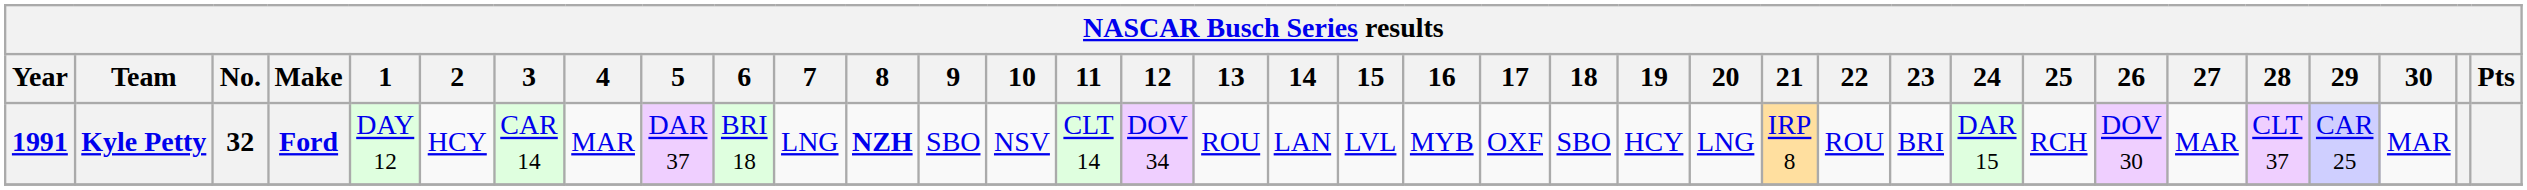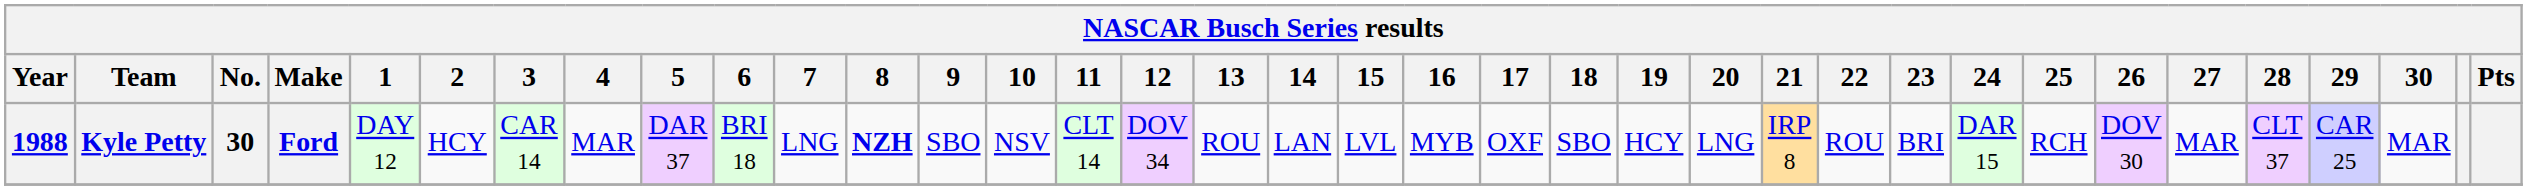(40, 143) 1991 -> (40, 143) 1988
(240, 143) 32 -> (240, 143) 30
